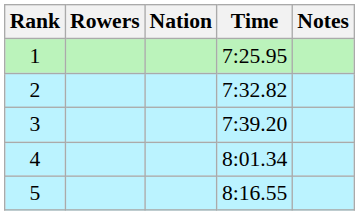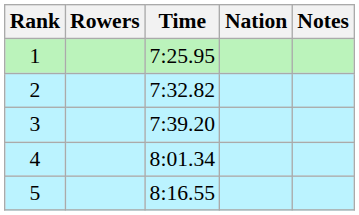columns swapped: (181, 21) <-> (255, 21)
